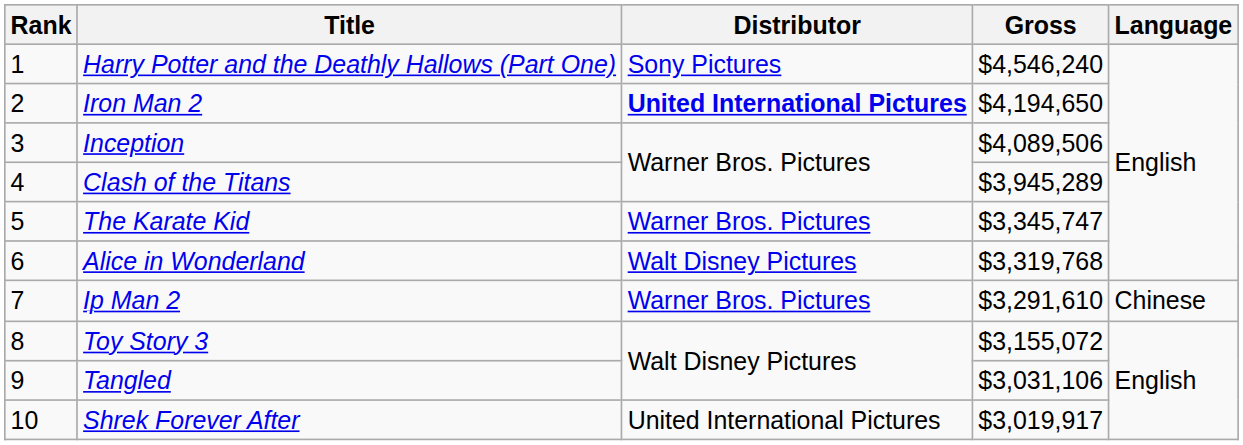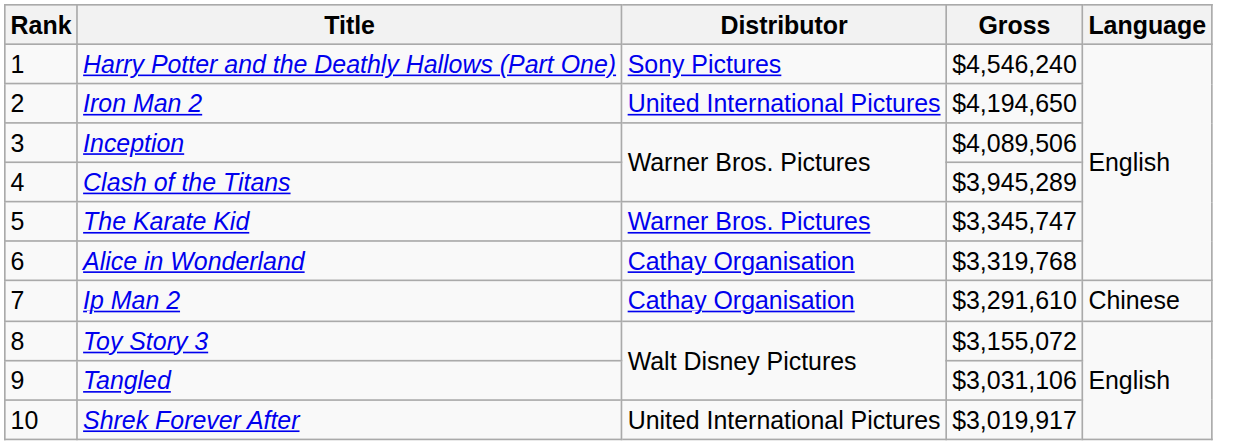(797, 104) bold -> (784, 104) normal
(742, 262) Walt Disney Pictures -> (741, 262) Cathay Organisation
(749, 301) Warner Bros. Pictures -> (741, 301) Cathay Organisation
